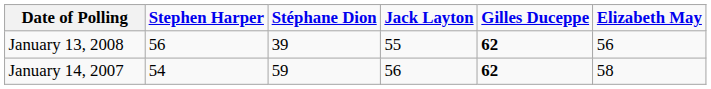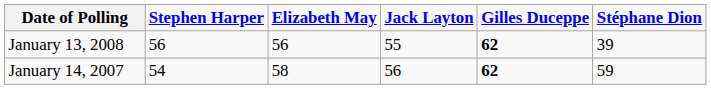columns swapped: (324, 17) <-> (649, 17)
